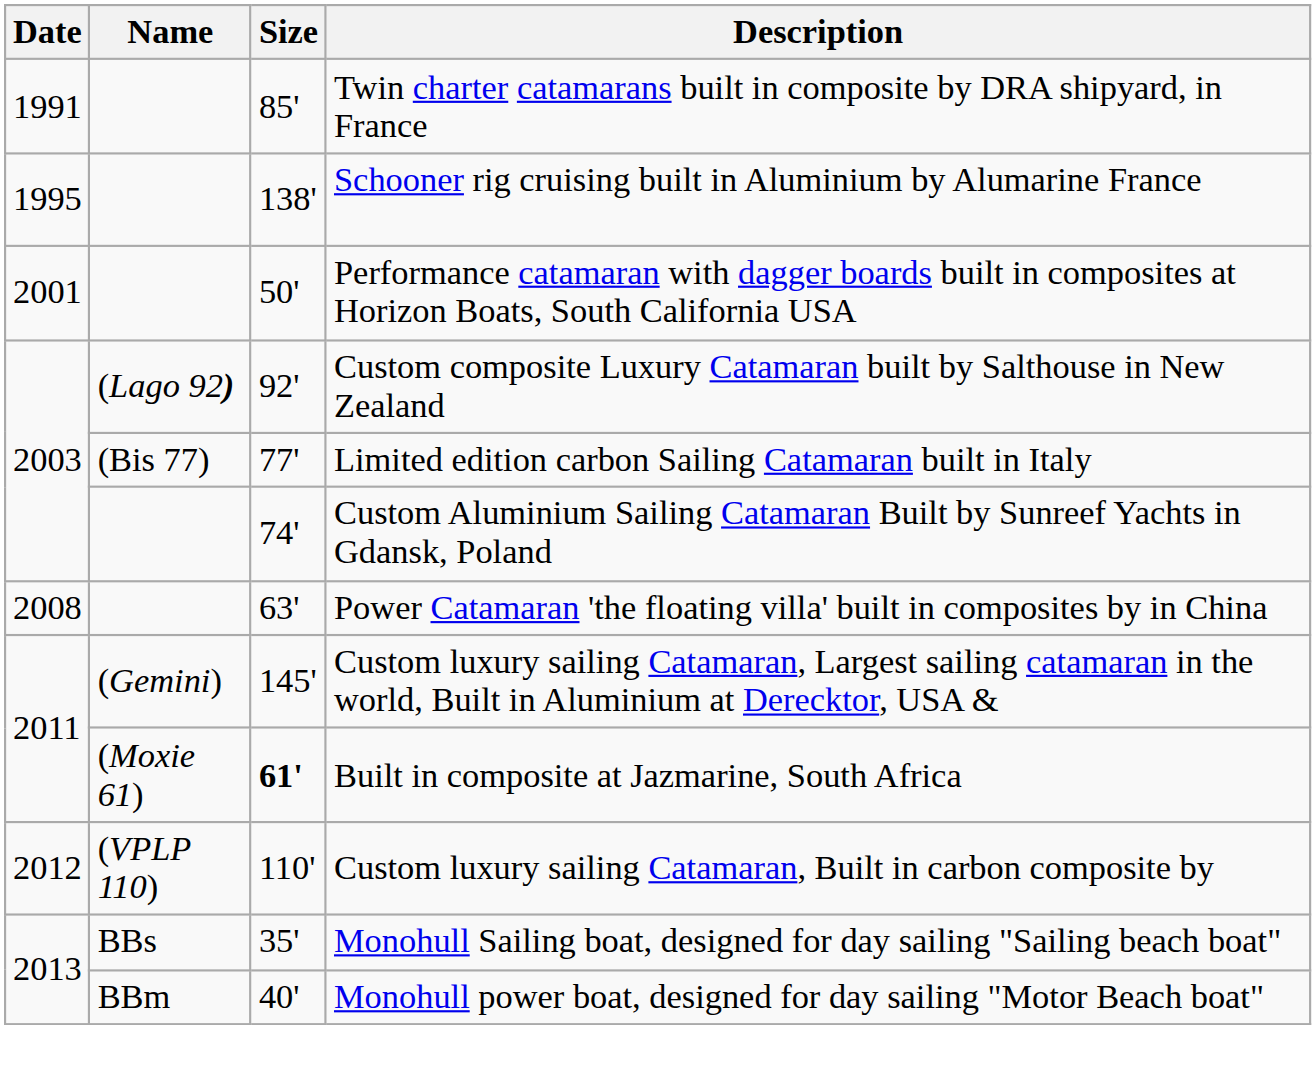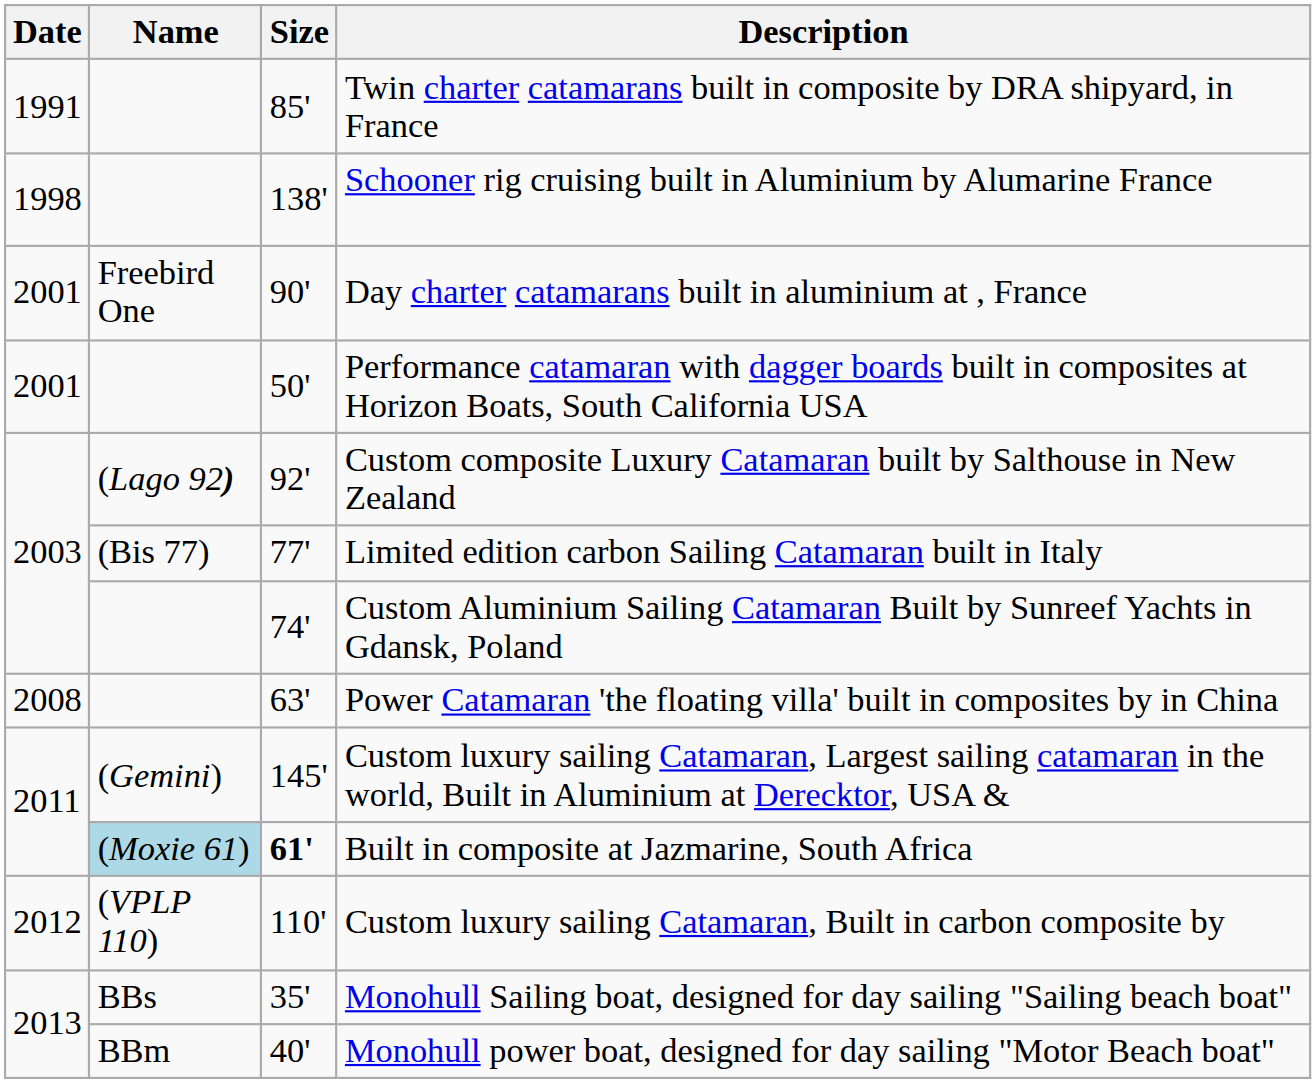(47, 198) 1995 -> (47, 198) 1998
+ row: (716, 292)
(146, 774) no background -> (174, 848) lightblue background
